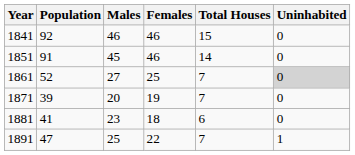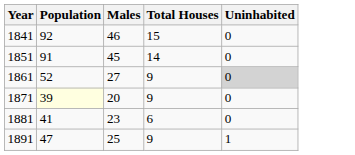- column: (170, 14)
(202, 77) 7 -> (150, 77) 9
(46, 98) no background -> (46, 98) lightyellow background
(202, 98) 7 -> (150, 98) 9
(202, 139) 7 -> (150, 139) 9
